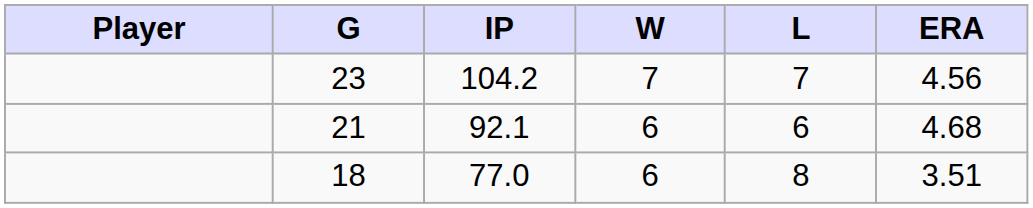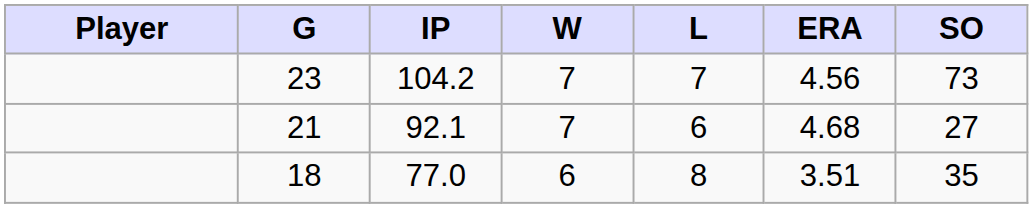+ column: (961, 29)
(650, 127) 6 -> (567, 127) 7
